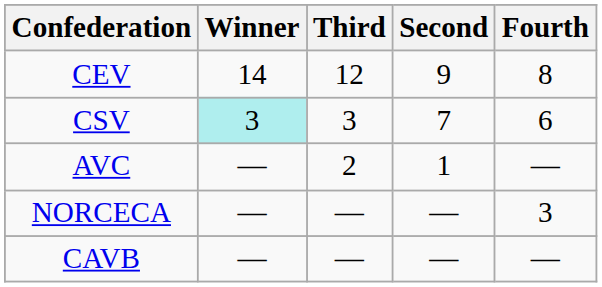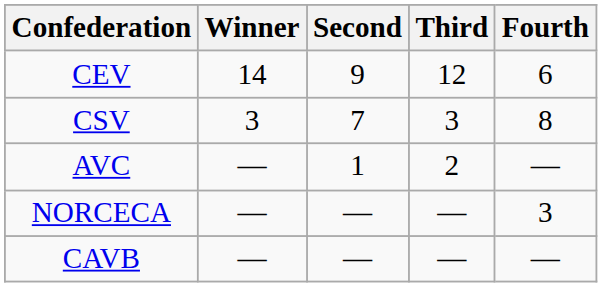columns swapped: (444, 27) <-> (349, 27)
(545, 73) 8 -> (545, 73) 6
(252, 119) paleturquoise background -> (252, 119) no background
(545, 119) 6 -> (545, 119) 8
